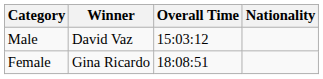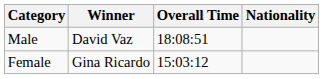(183, 39) 15:03:12 -> (183, 39) 18:08:51
(183, 62) 18:08:51 -> (183, 62) 15:03:12
